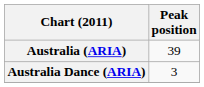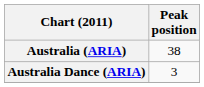(174, 51) 39 -> (174, 51) 38
